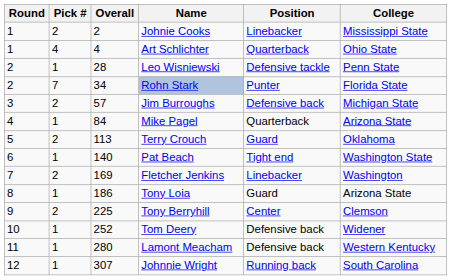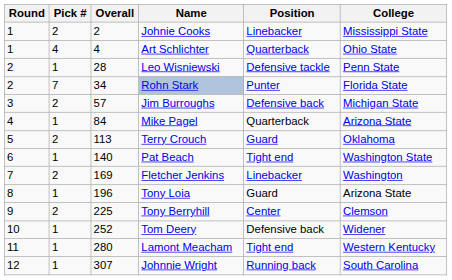(103, 193) 186 -> (103, 193) 196
(285, 247) Defensive back -> (270, 247) Tight end
